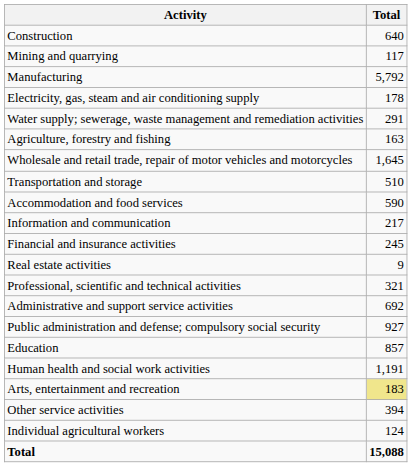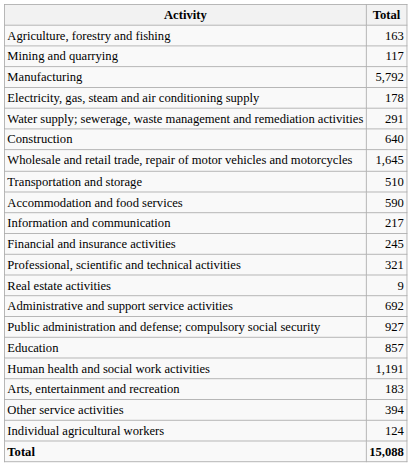rows swapped: (89, 139) <-> (40, 35)
rows swapped: (59, 264) <-> (124, 285)
(394, 389) khaki background -> (394, 389) no background
